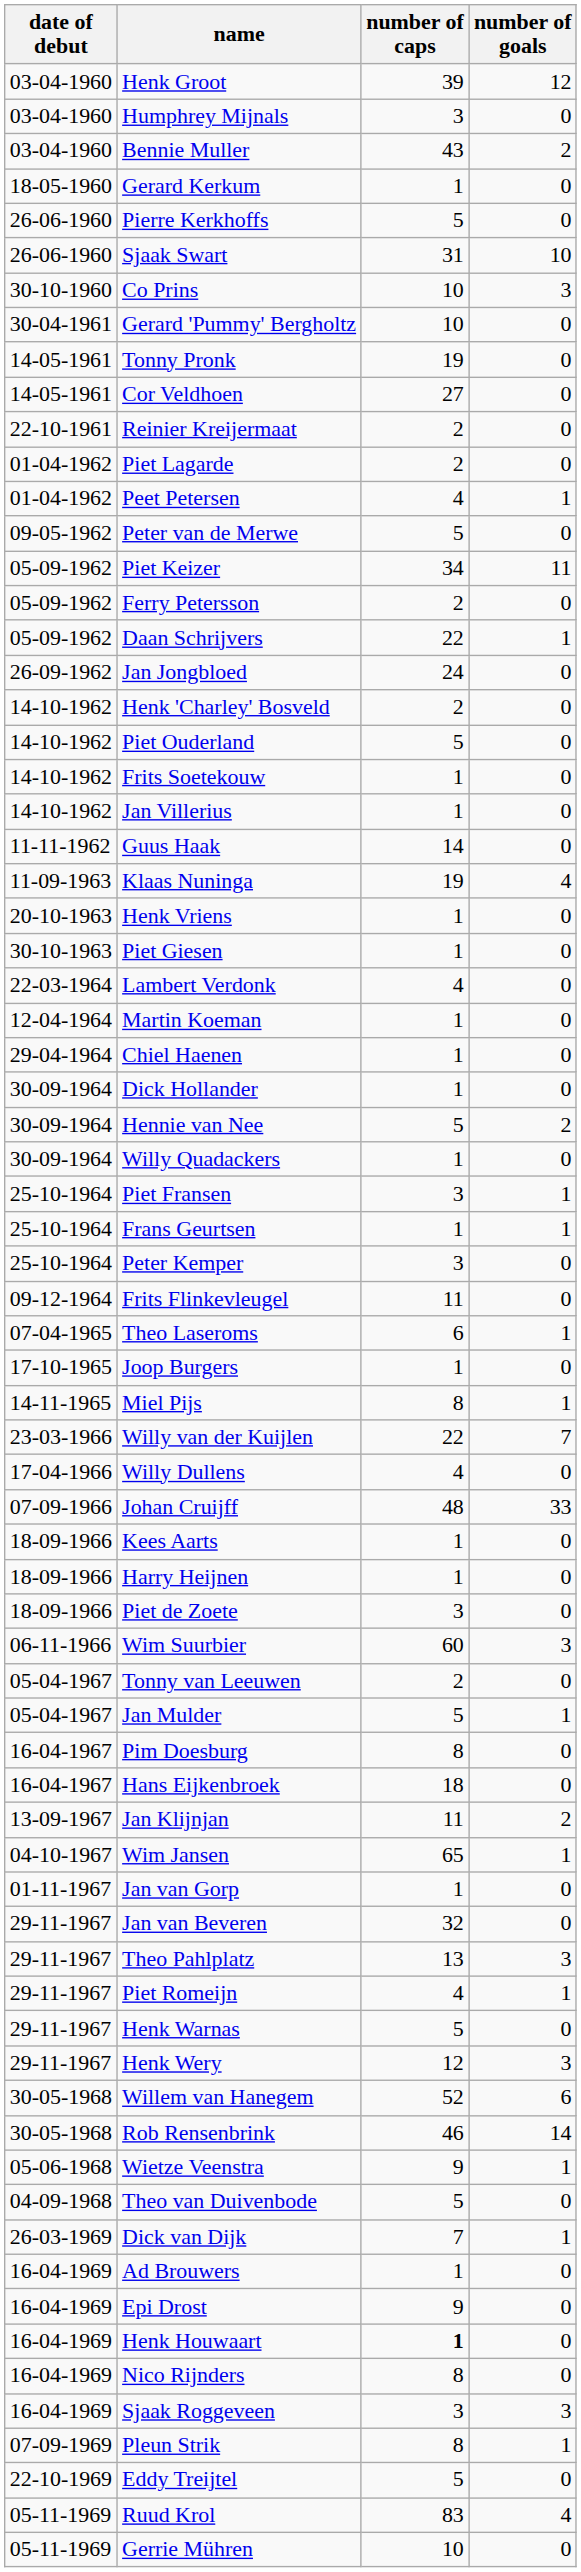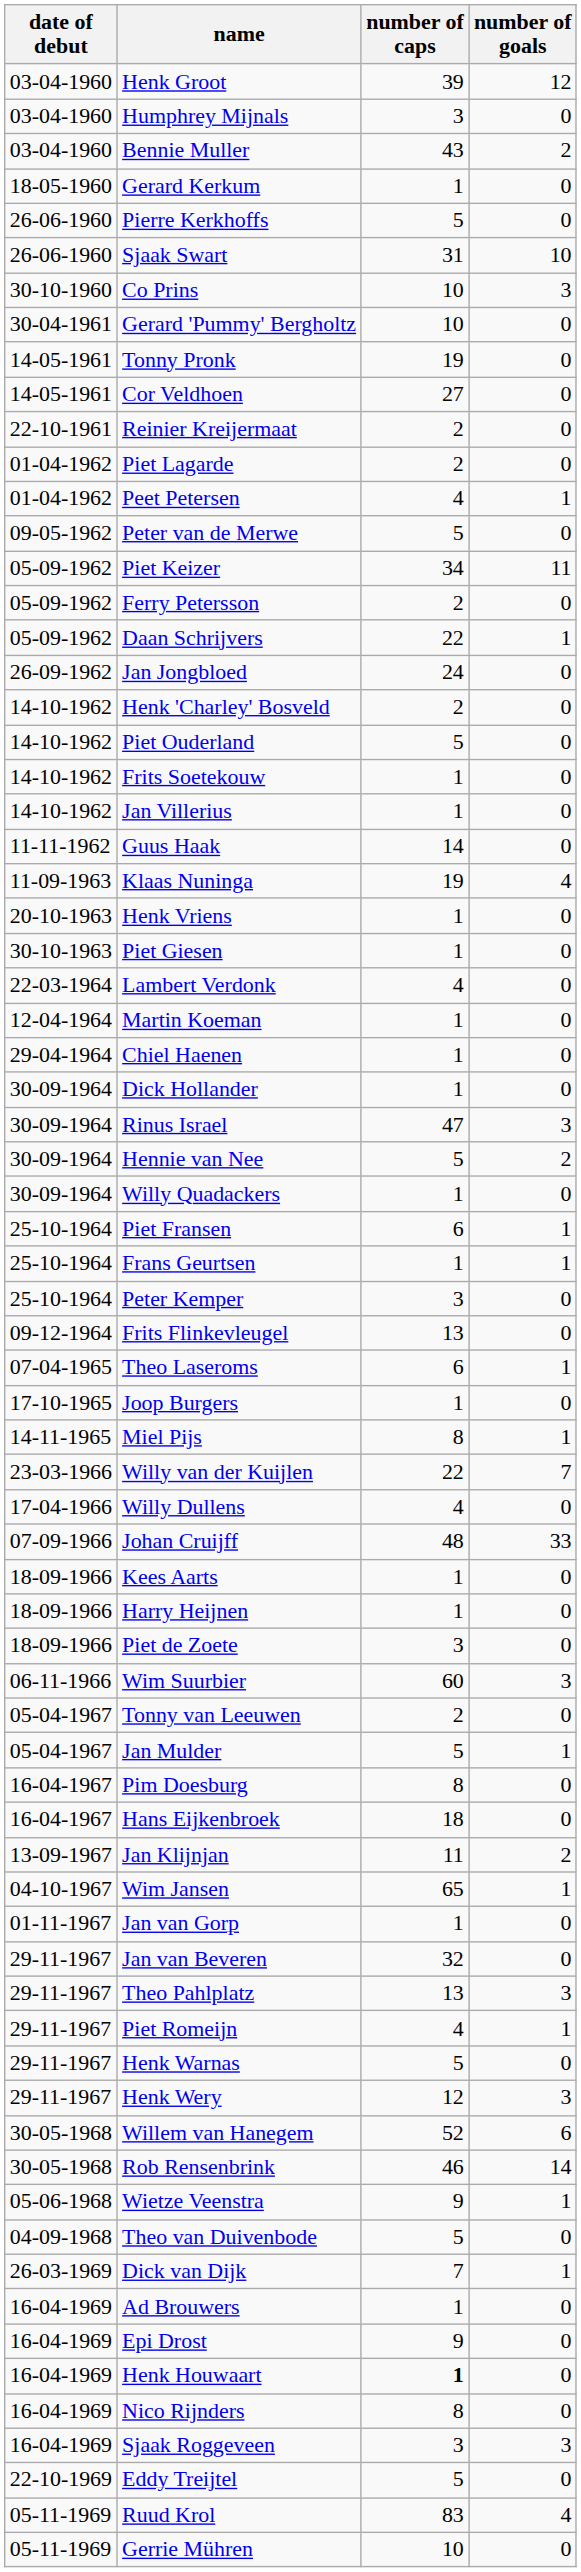+ row: (175, 1124)
(458, 1193) 3 -> (458, 1228) 6
(453, 1298) 11 -> (453, 1332) 13
- row: (171, 2445)
